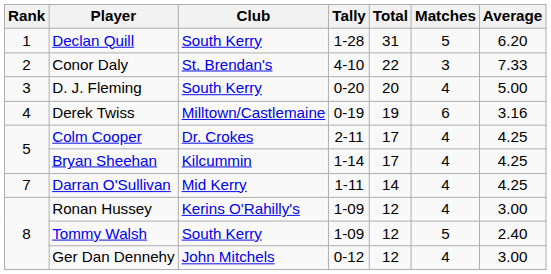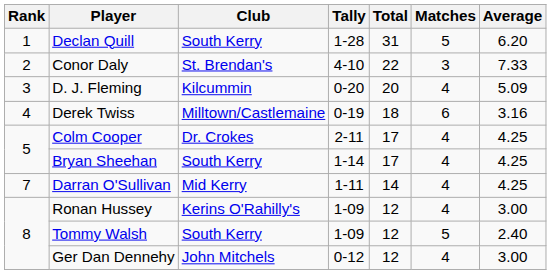(222, 88) South Kerry -> (217, 88) Kilcummin
(513, 88) 5.00 -> (513, 88) 5.09
(390, 112) 19 -> (390, 112) 18
(217, 161) Kilcummin -> (222, 161) South Kerry
